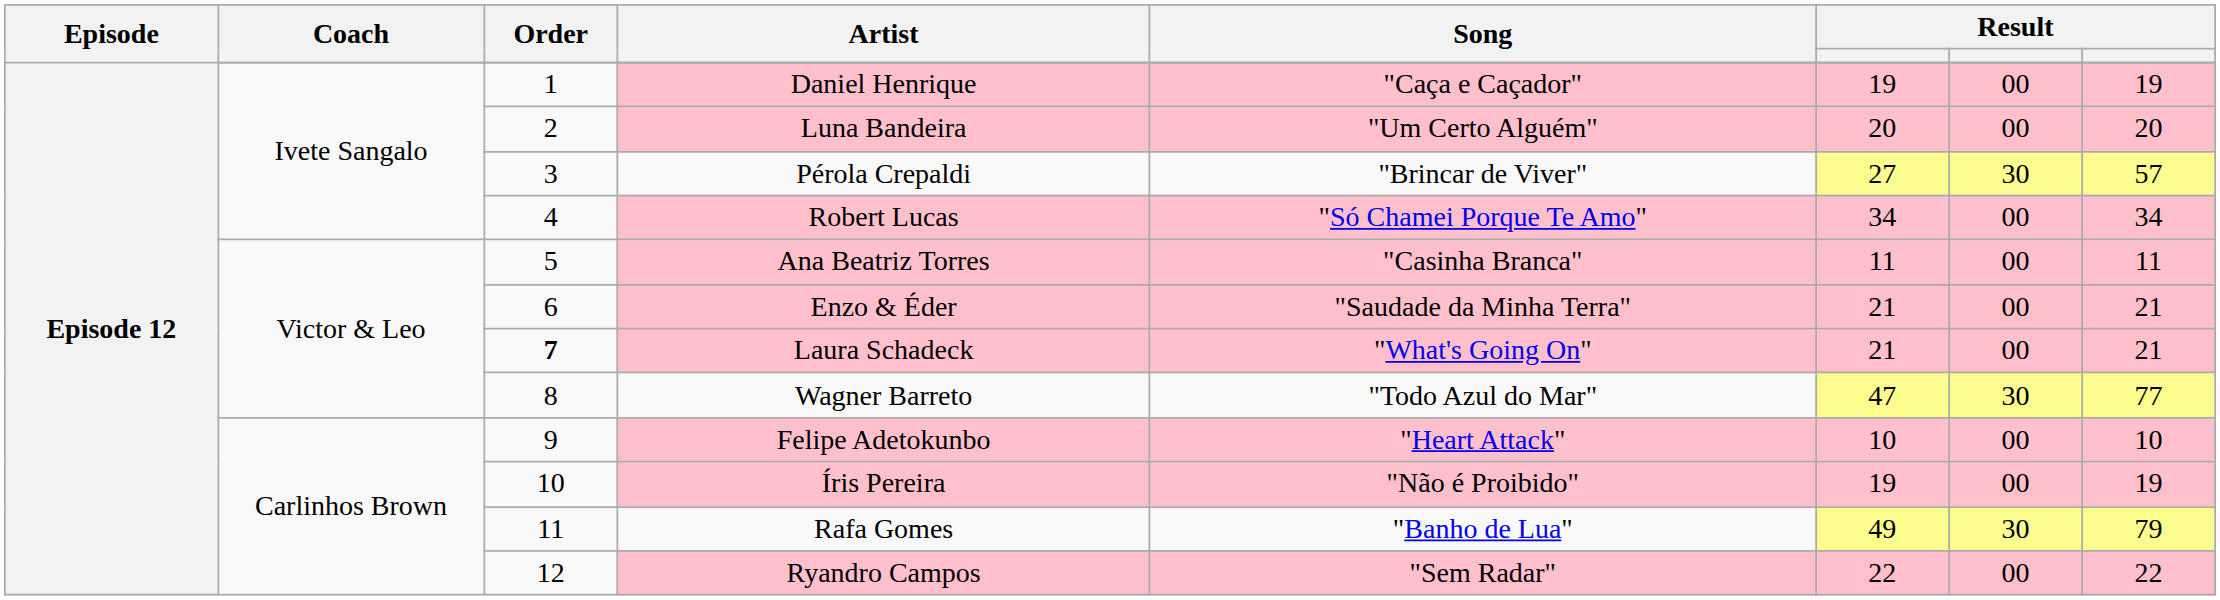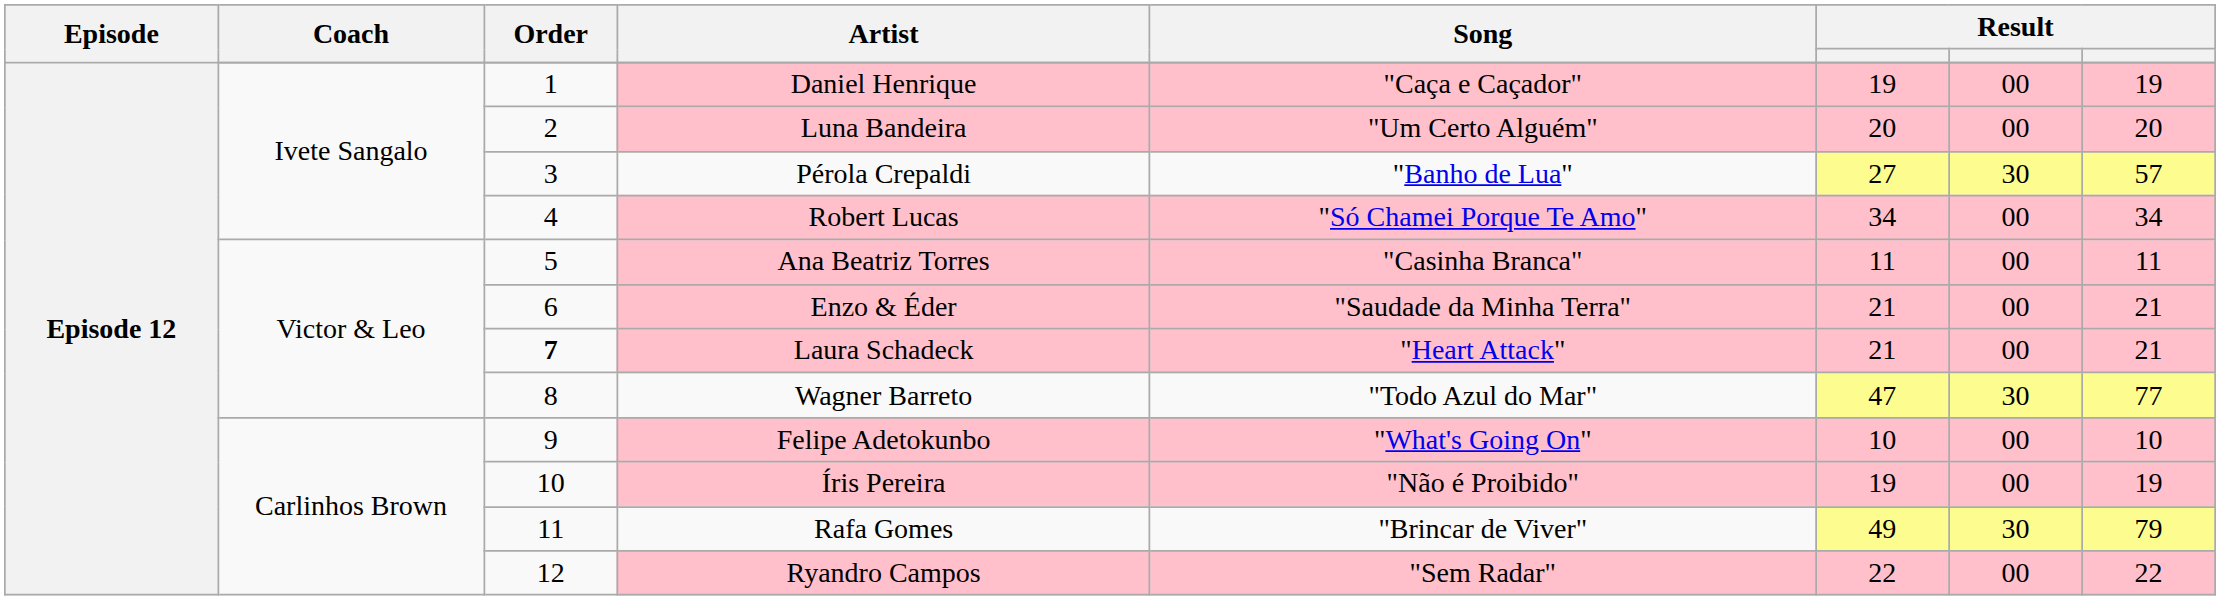(1483, 172) "Brincar de Viver" -> (1483, 172) "Banho de Lua"
(1483, 350) "What's Going On" -> (1483, 350) "Heart Attack"
(1483, 439) "Heart Attack" -> (1483, 439) "What's Going On"
(1483, 528) "Banho de Lua" -> (1483, 528) "Brincar de Viver"
